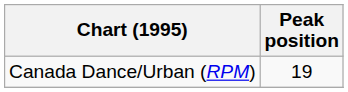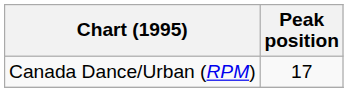(302, 71) 19 -> (302, 71) 17
